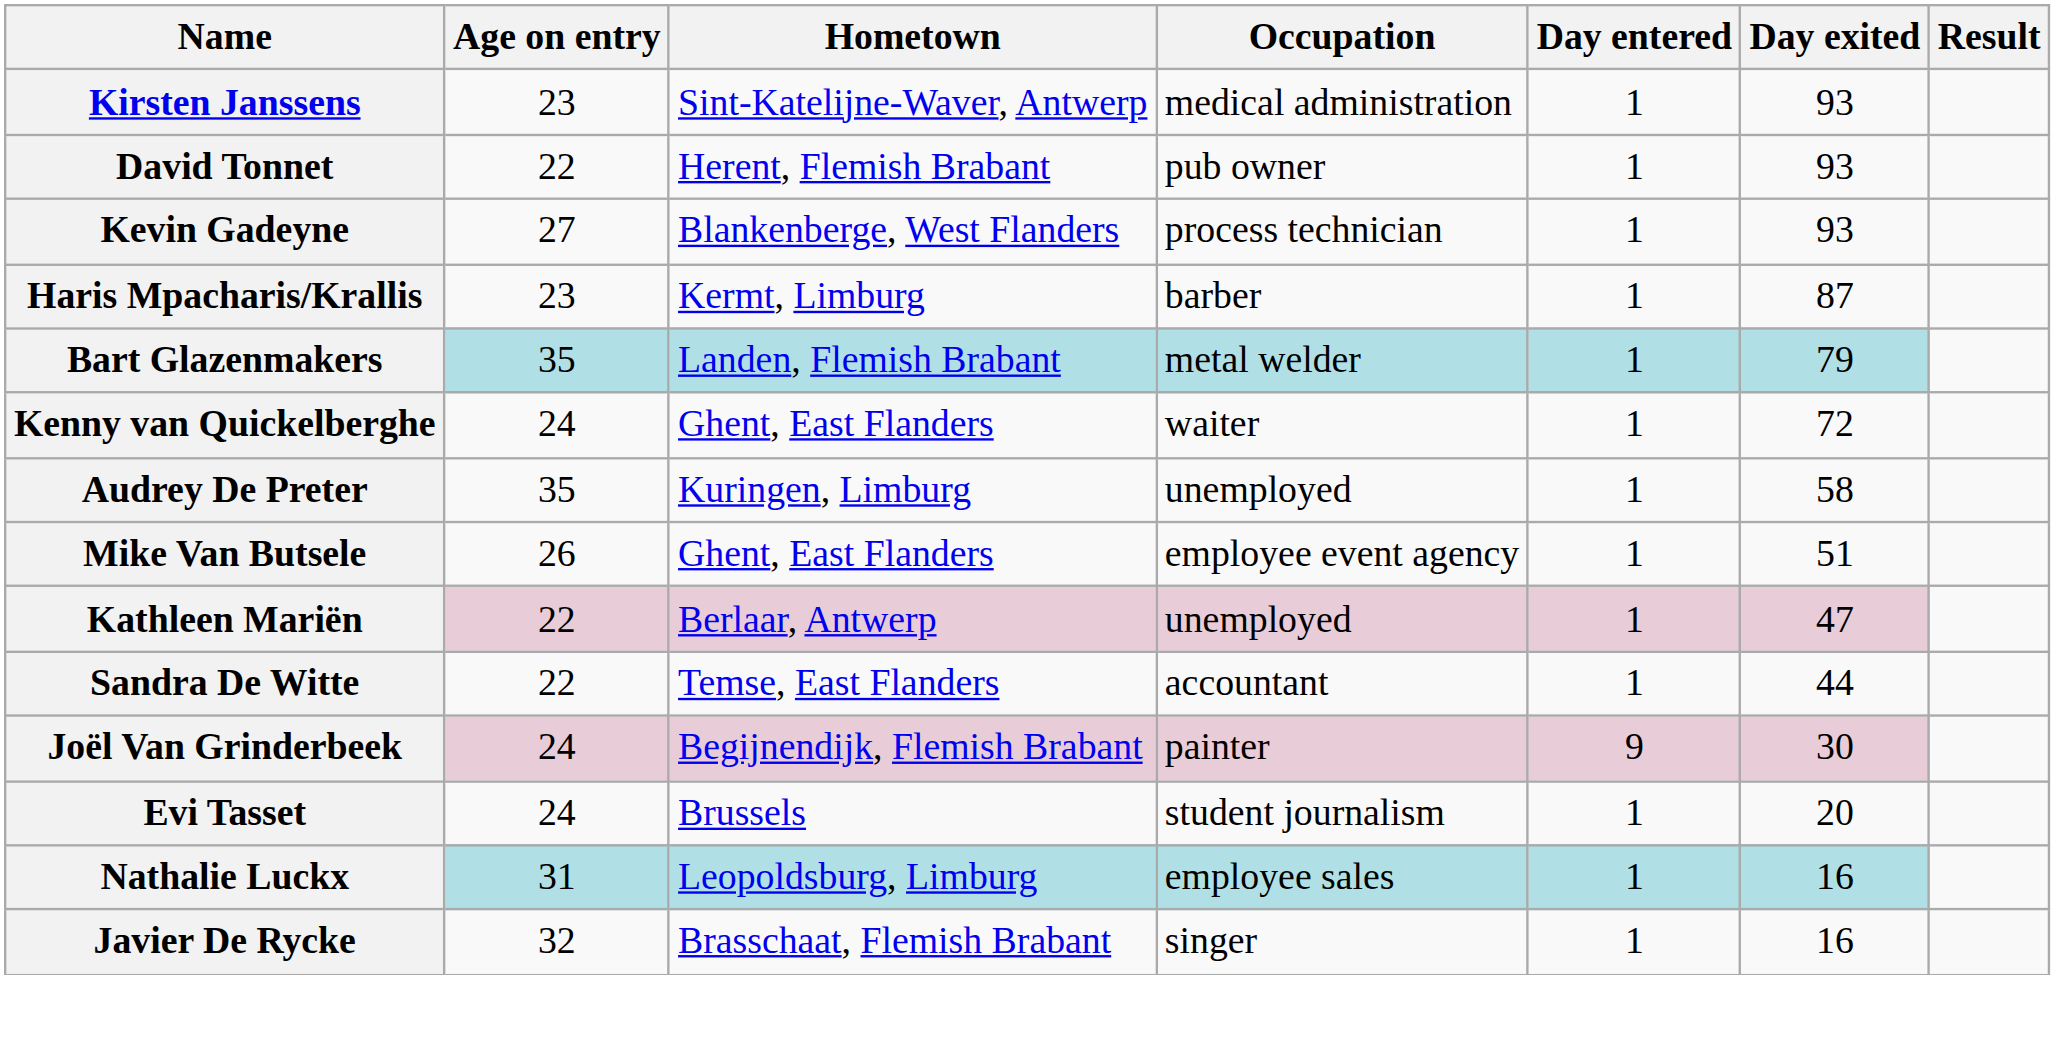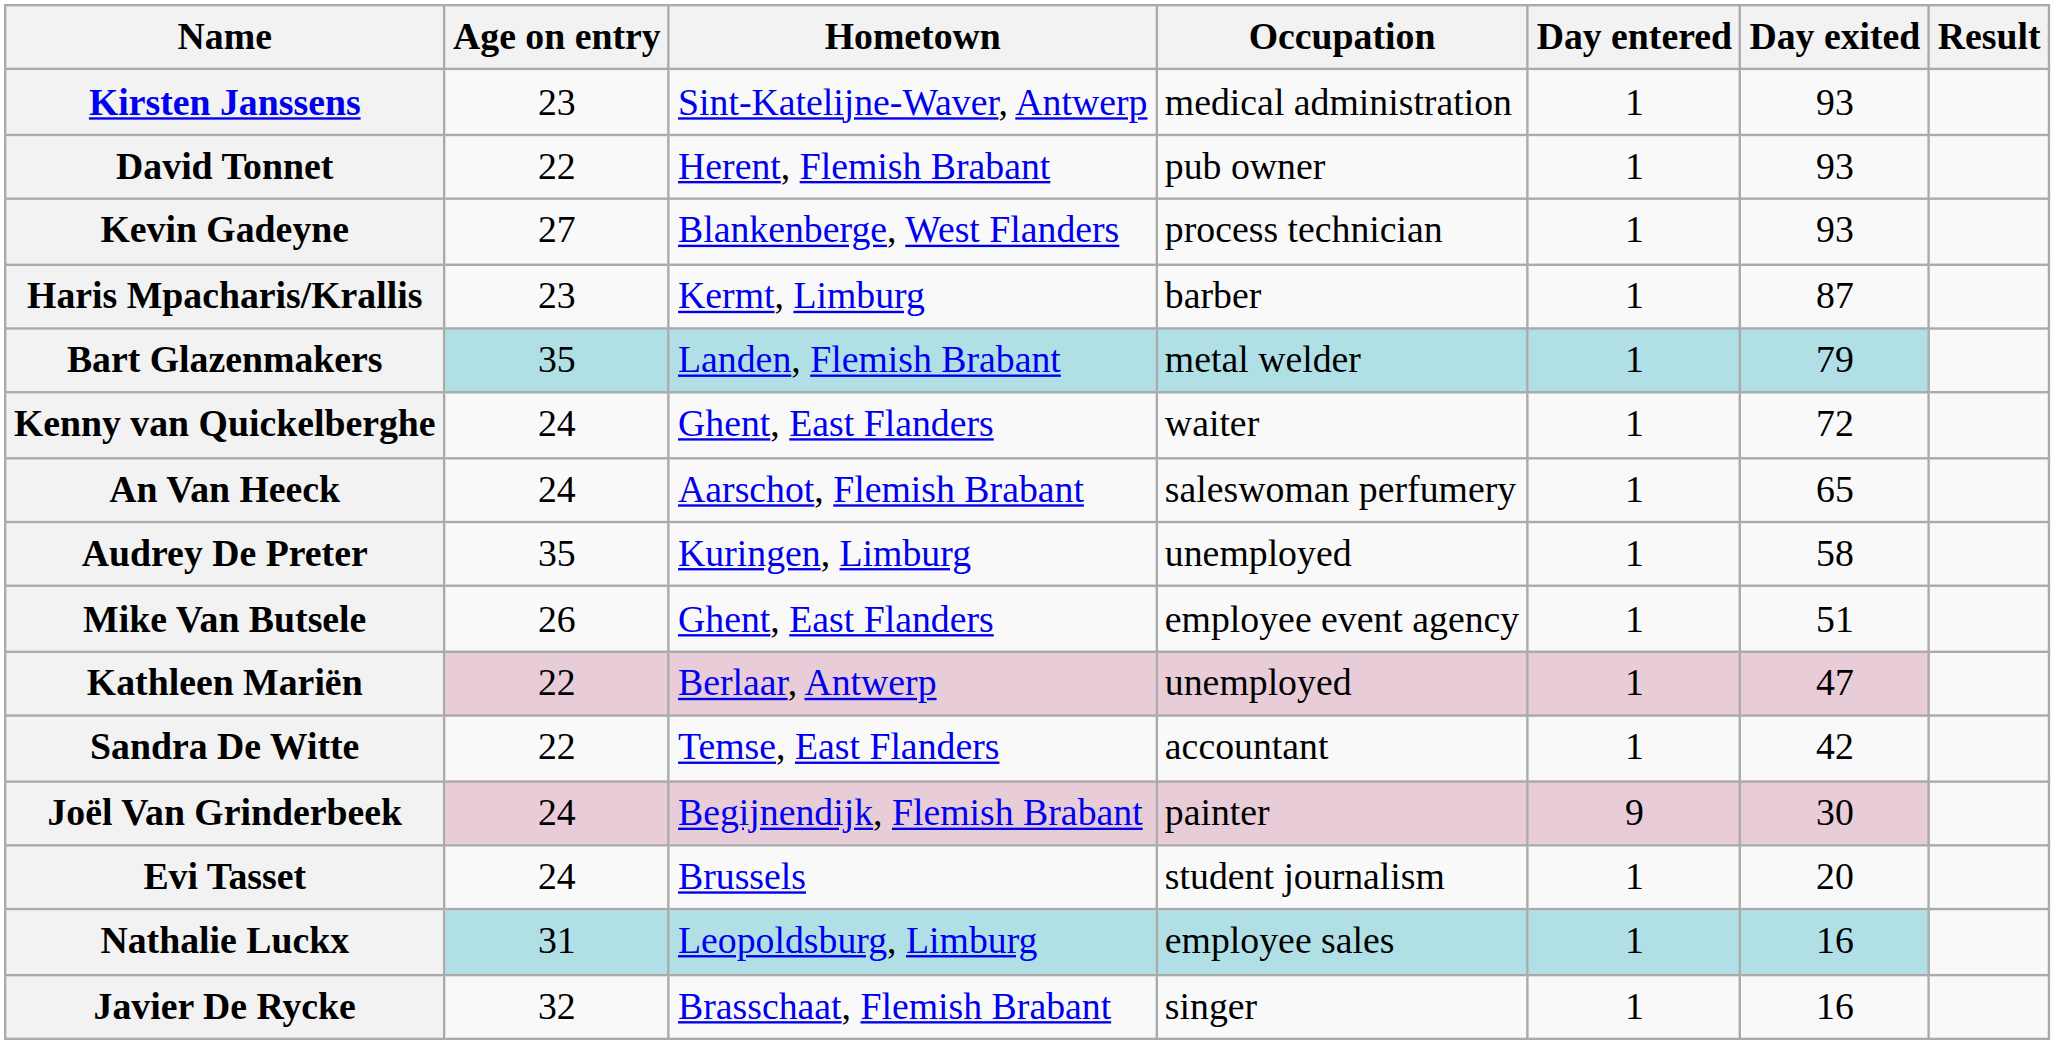+ row: (225, 489)
(1835, 682) 44 -> (1835, 747) 42
